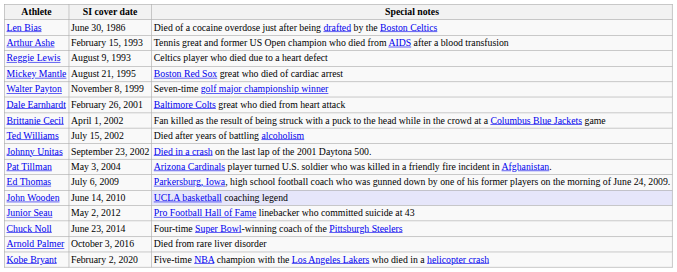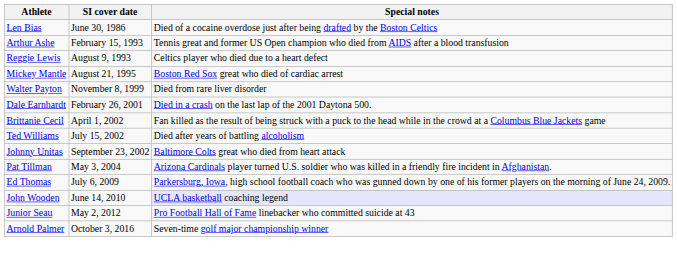(241, 89) Seven-time golf major championship winner -> (210, 89) Died from rare liver disorder
(250, 105) Baltimore Colts great who died from heart attack -> (263, 105) Died in a crash on the last lap of the 2001 Daytona 500.
(263, 151) Died in a crash on the last lap of the 2001 Daytona 500. -> (250, 151) Baltimore Colts great who died from heart attack
- row: (29, 228)
(210, 244) Died from rare liver disorder -> (241, 228) Seven-time golf major championship winner
- row: (32, 259)
